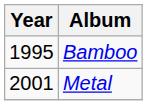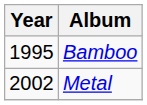(31, 83) 2001 -> (31, 83) 2002
